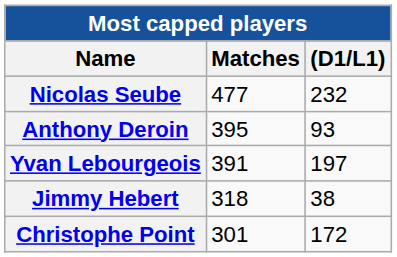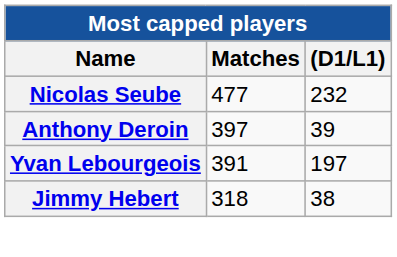(230, 129) 395 -> (230, 129) 397
(323, 129) 93 -> (323, 129) 39
- row: (105, 234)
